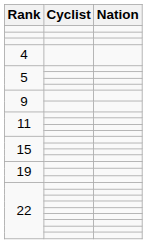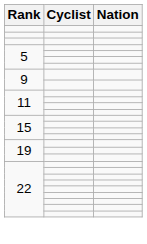- row: (24, 55)
